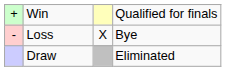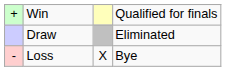rows swapped: (40, 36) <-> (41, 56)
